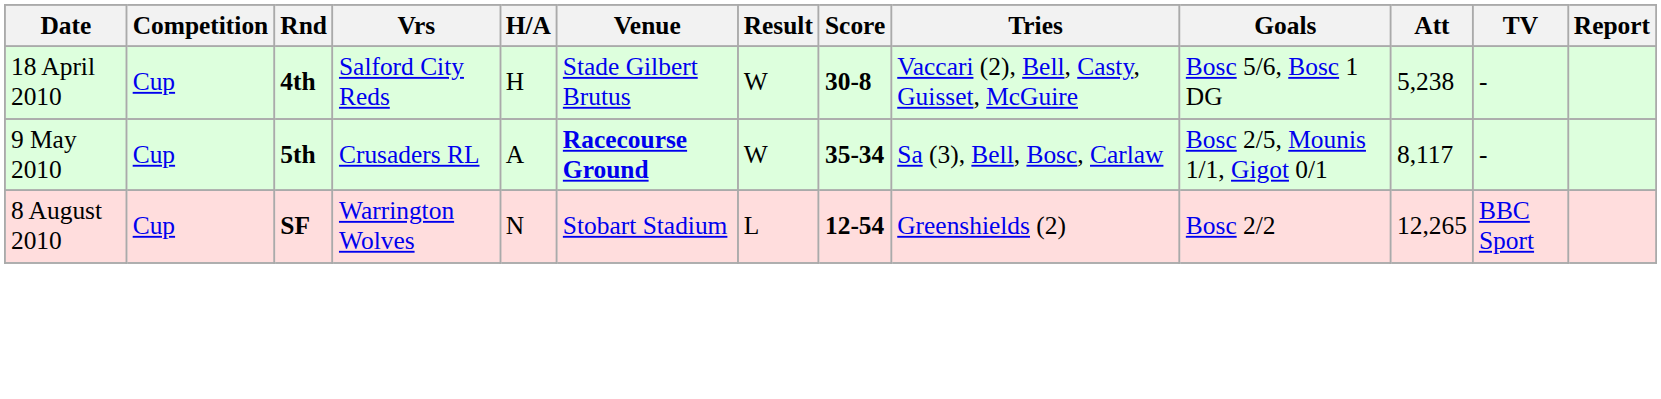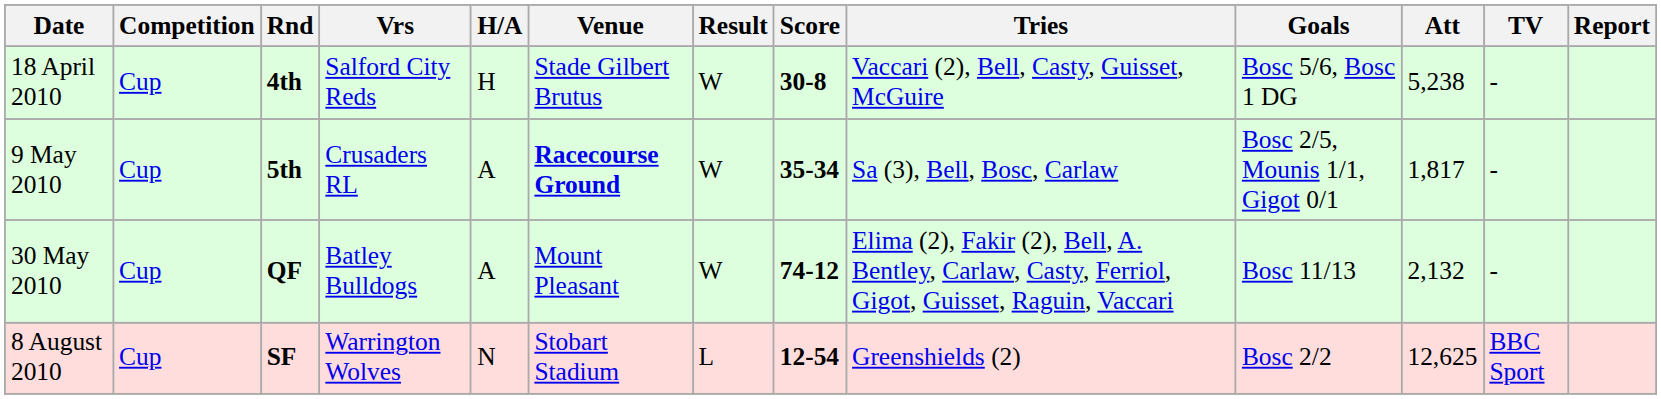(1425, 153) 8,117 -> (1436, 168) 1,817
+ row: (50, 270)
(1432, 225) 12,265 -> (1442, 357) 12,625
